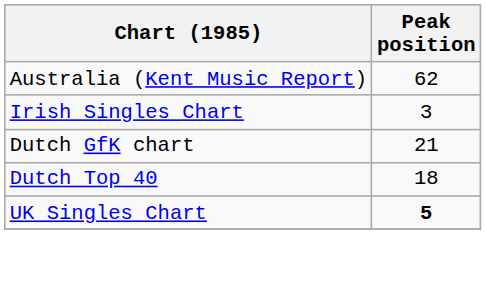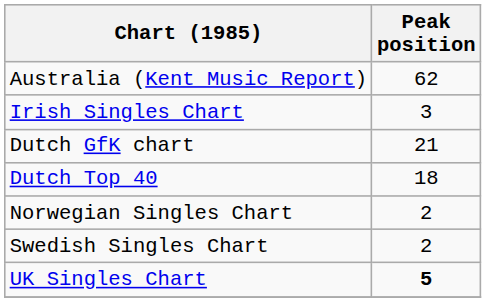+ row: (151, 213)
+ row: (139, 246)
